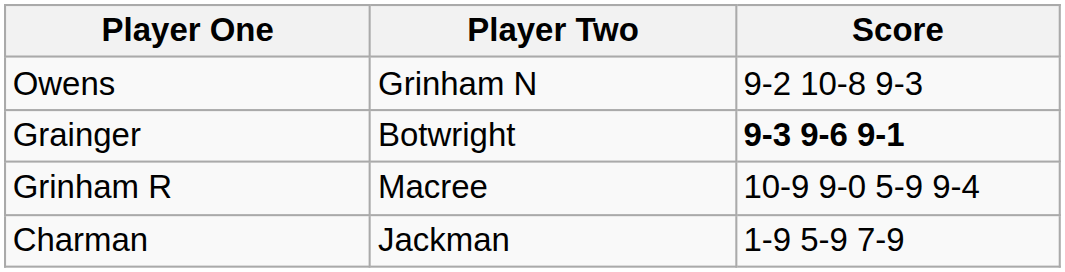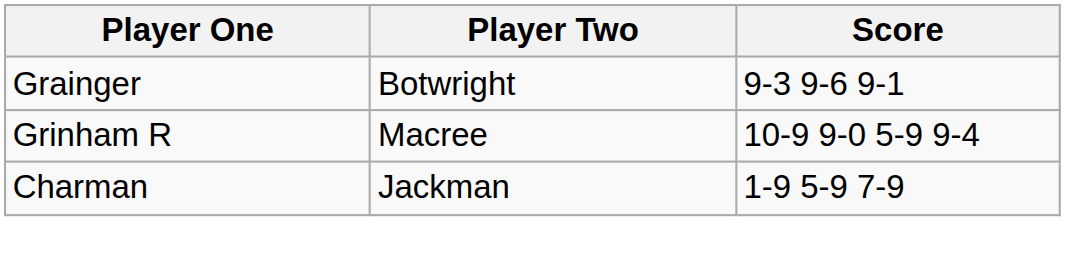- row: (64, 82)
(824, 135) bold -> (824, 82) normal
